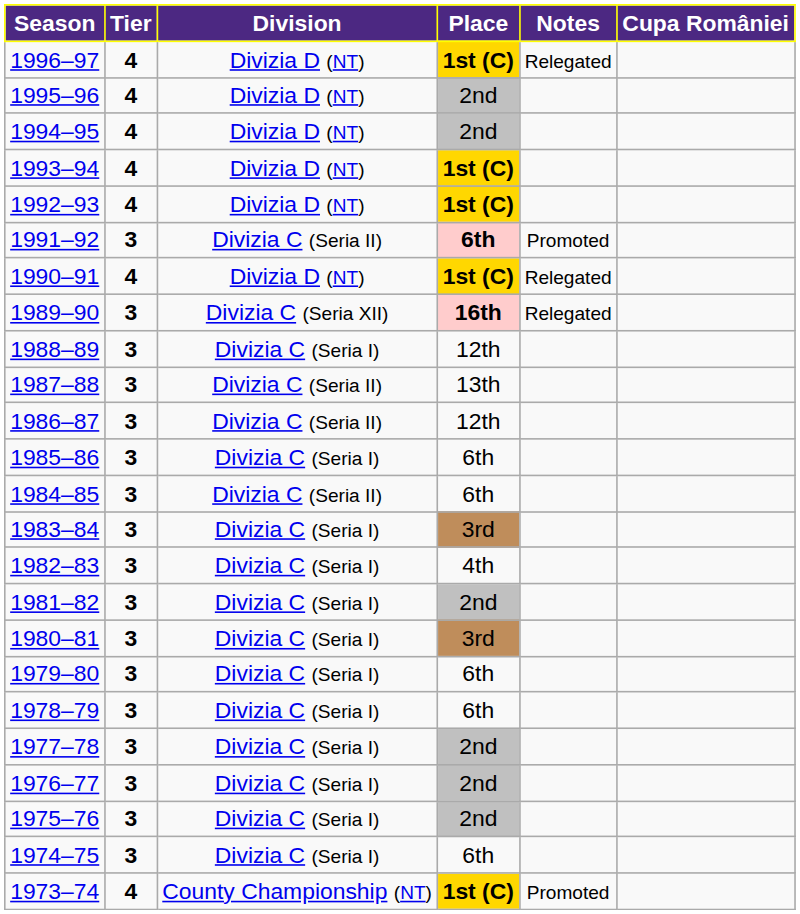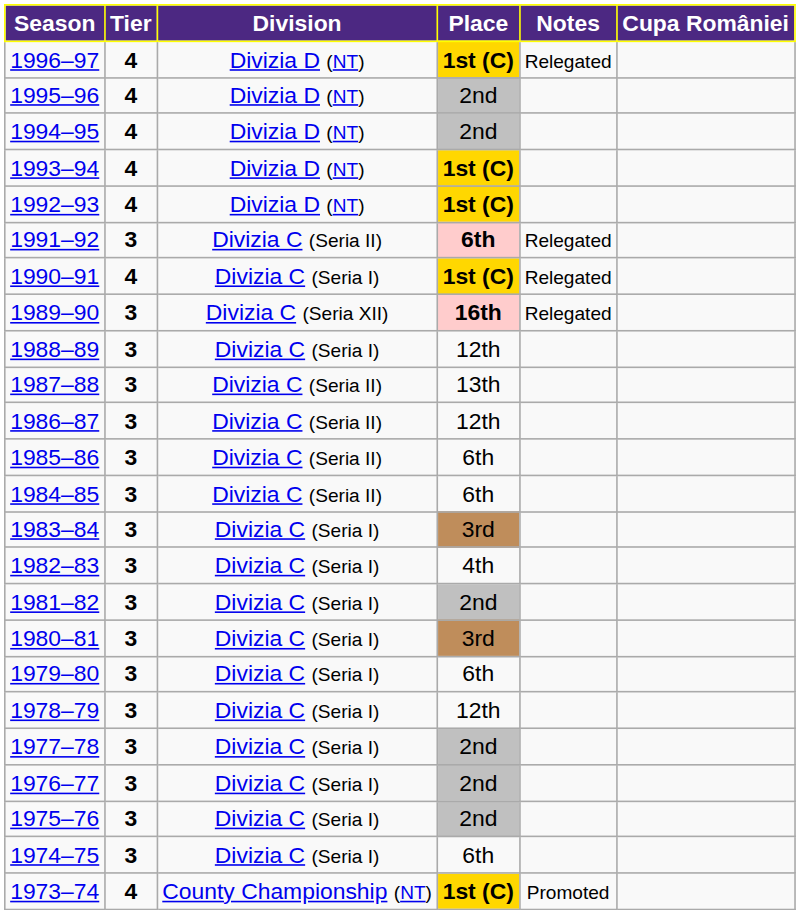(568, 242) Promoted -> (568, 242) Relegated
(297, 276) Divizia D (NT) -> (297, 276) Divizia C (Seria I)
(297, 457) Divizia C (Seria I) -> (297, 457) Divizia C (Seria II)
(478, 711) 6th -> (478, 711) 12th
